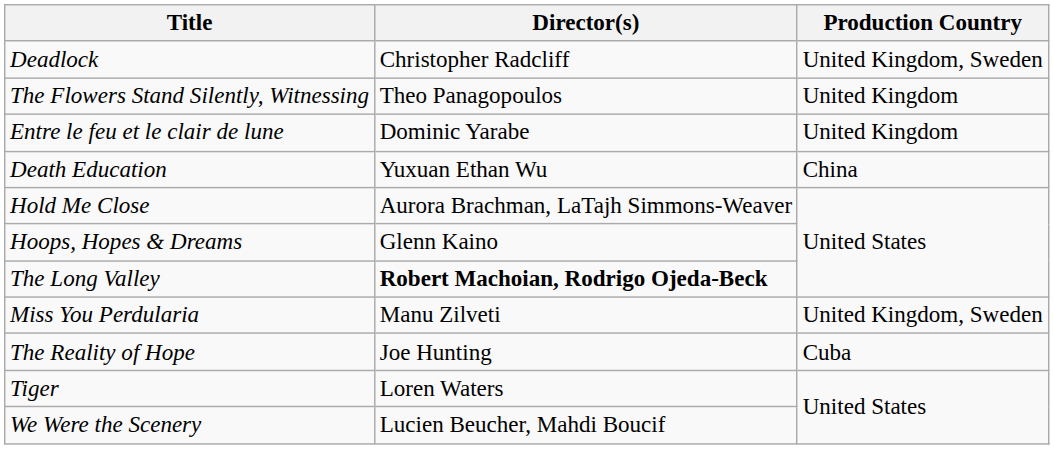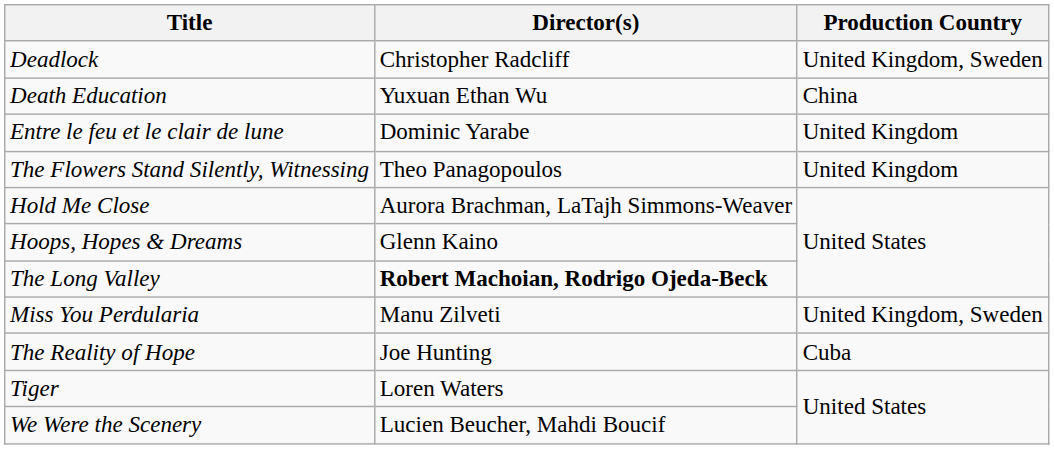rows swapped: (88, 168) <-> (190, 95)
